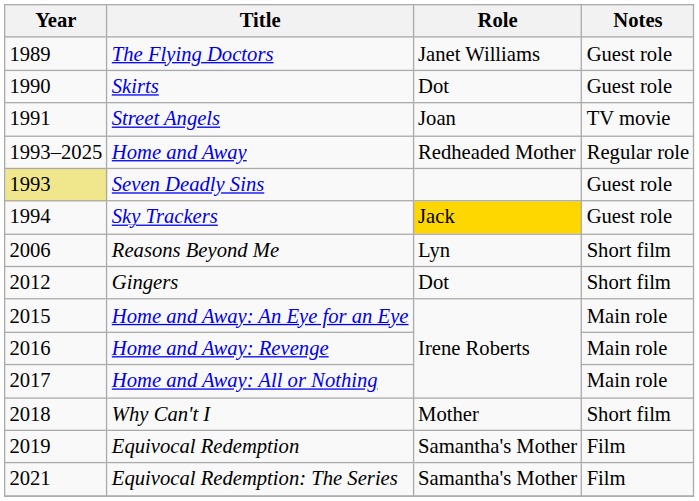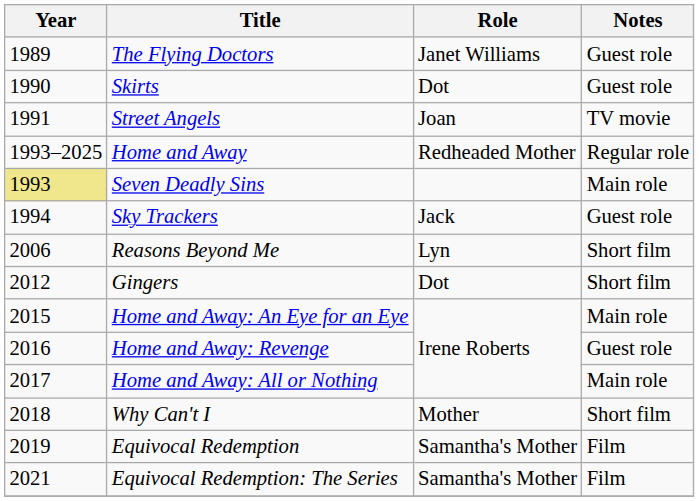(629, 184) Guest role -> (627, 184) Main role
(436, 217) gold background -> (436, 217) no background
(627, 348) Main role -> (629, 348) Guest role
